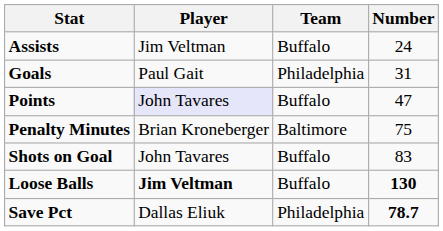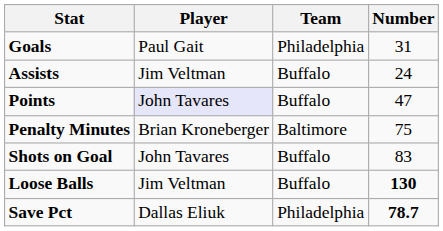rows swapped: (30, 73) <-> (34, 45)
(185, 184) bold -> (182, 184) normal
